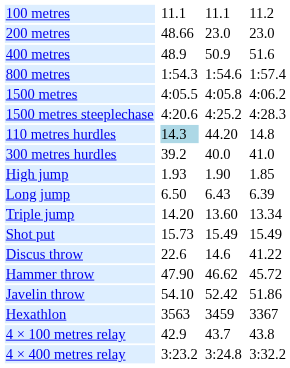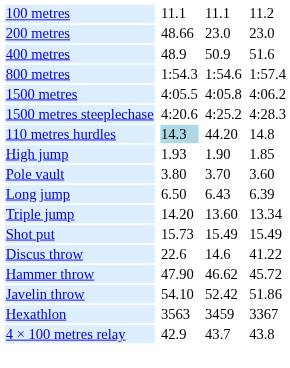- row: (61, 154)
+ row: (35, 174)
- row: (66, 354)
